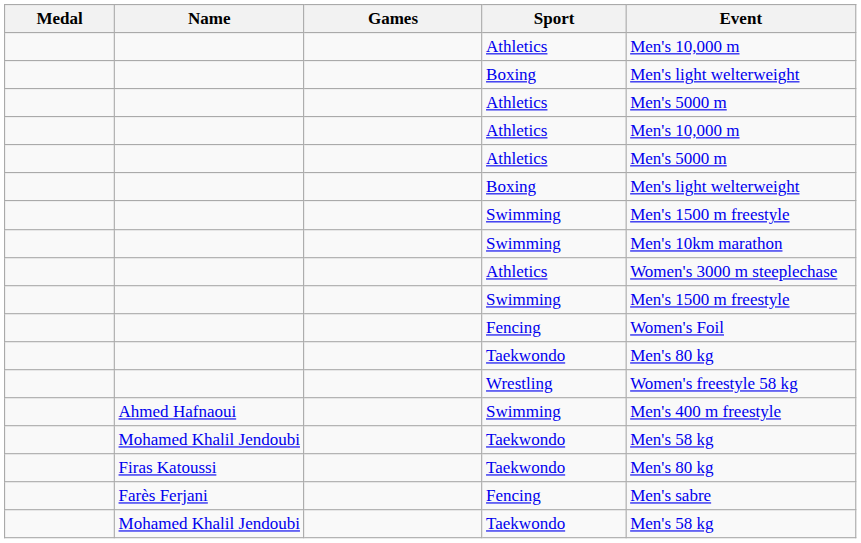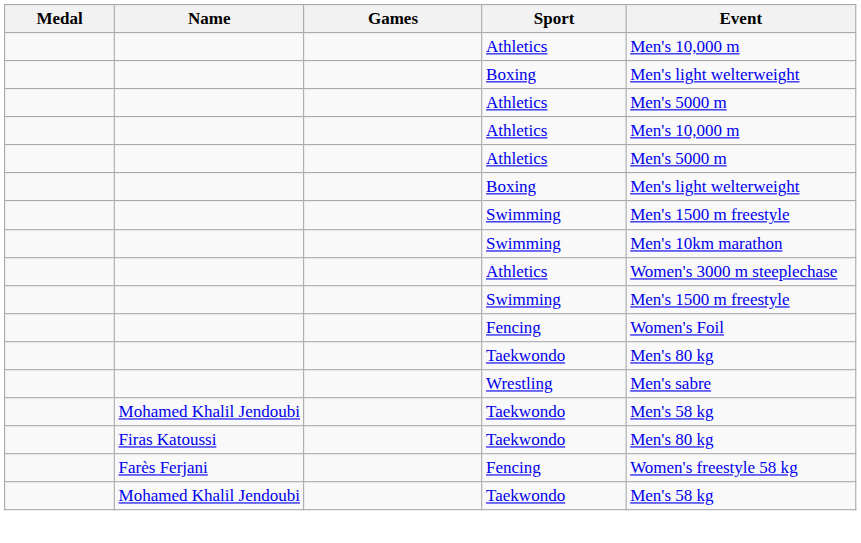(714, 383) Women's freestyle 58 kg -> (671, 383) Men's sabre
- row: (177, 411)
(671, 495) Men's sabre -> (714, 467) Women's freestyle 58 kg
